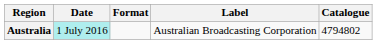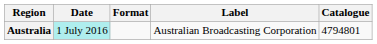(341, 30) 4794802 -> (341, 30) 4794801
